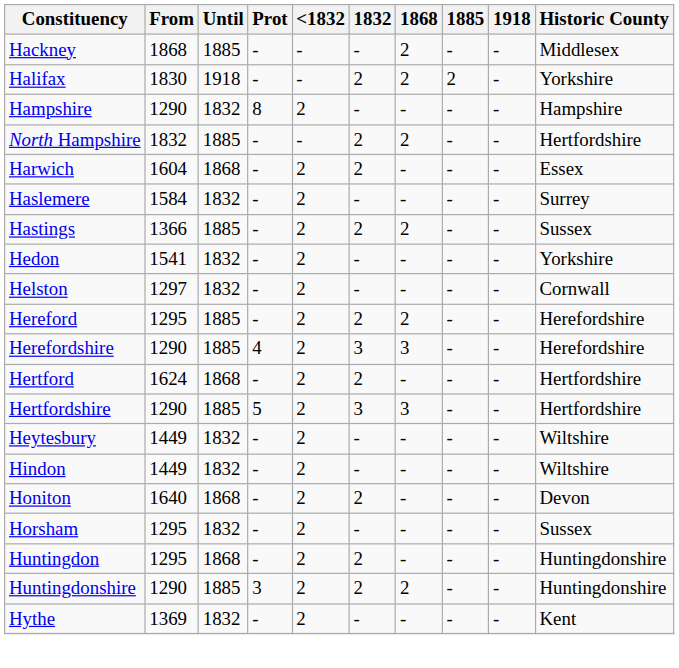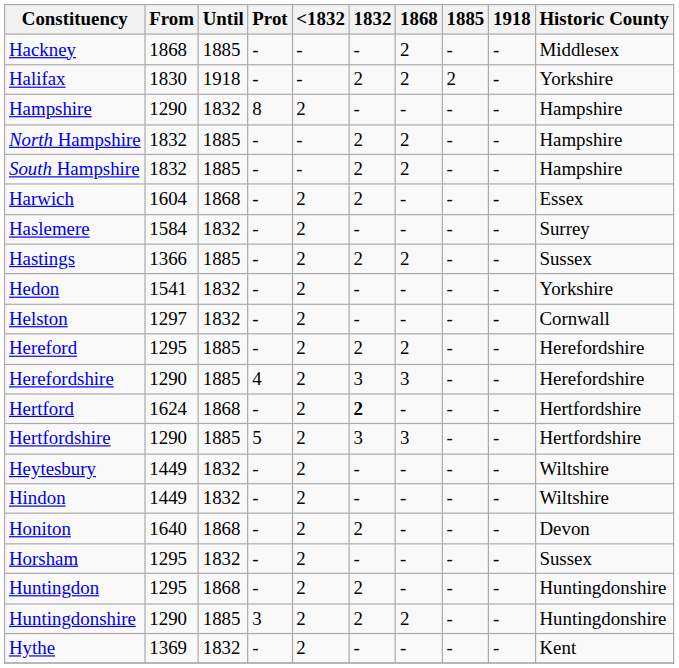(590, 139) Hertfordshire -> (581, 139) Hampshire
+ row: (74, 169)
(358, 378) normal -> (358, 408) bold
